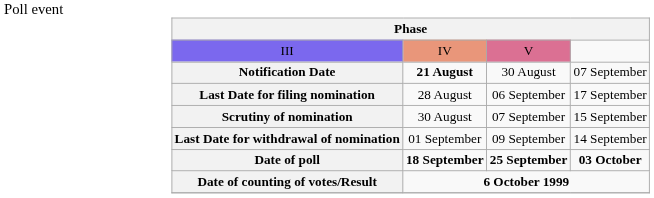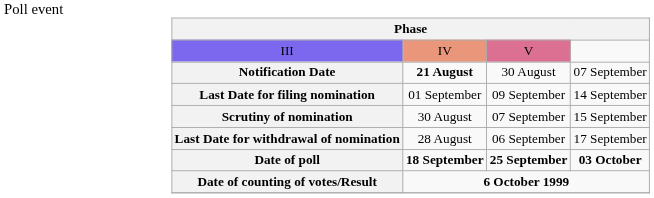(445, 94) 28 August -> (445, 94) 01 September
(529, 94) 06 September -> (529, 94) 09 September
(610, 94) 17 September -> (610, 94) 14 September
(445, 138) 01 September -> (445, 138) 28 August
(529, 138) 09 September -> (529, 138) 06 September
(610, 138) 14 September -> (610, 138) 17 September
